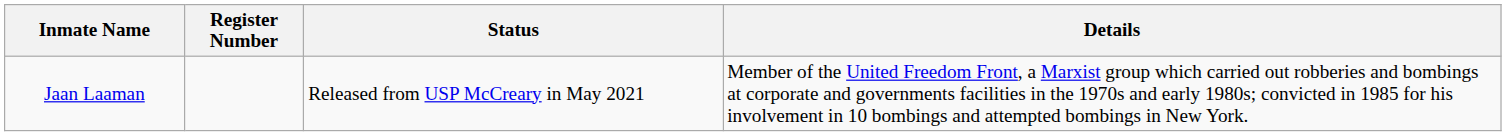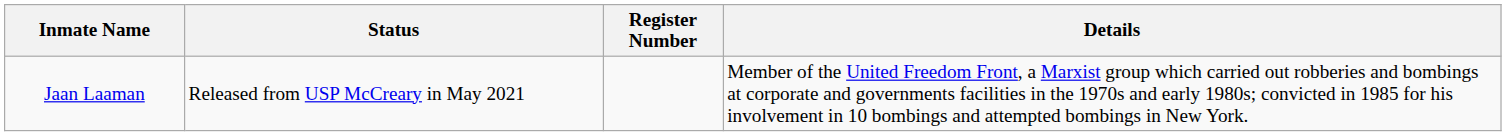columns swapped: (244, 30) <-> (513, 30)
